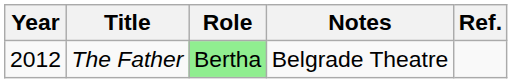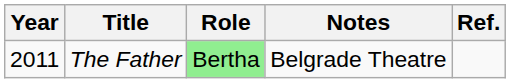(35, 58) 2012 -> (35, 58) 2011
